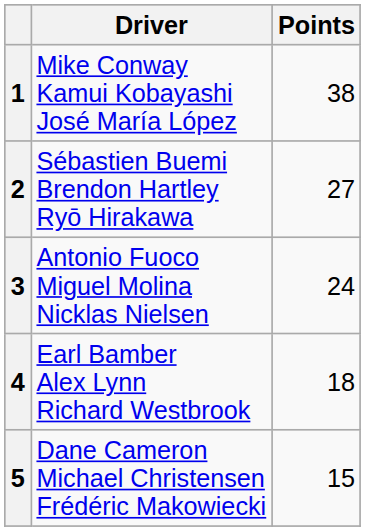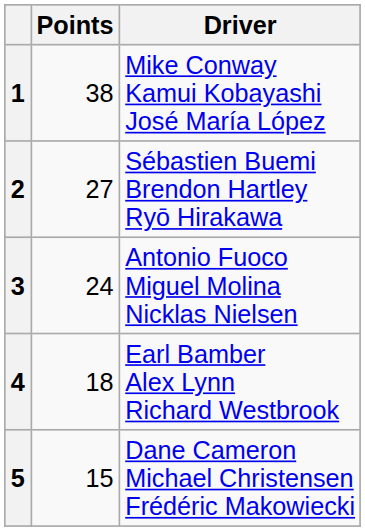columns swapped: (151, 25) <-> (316, 25)
